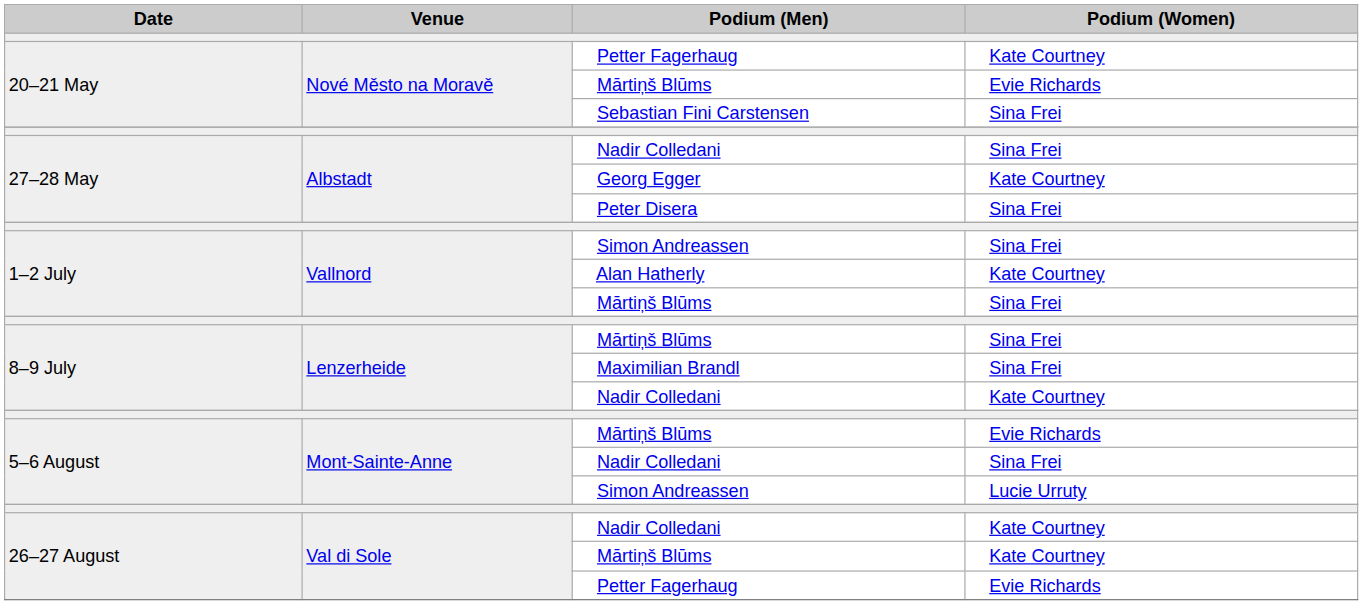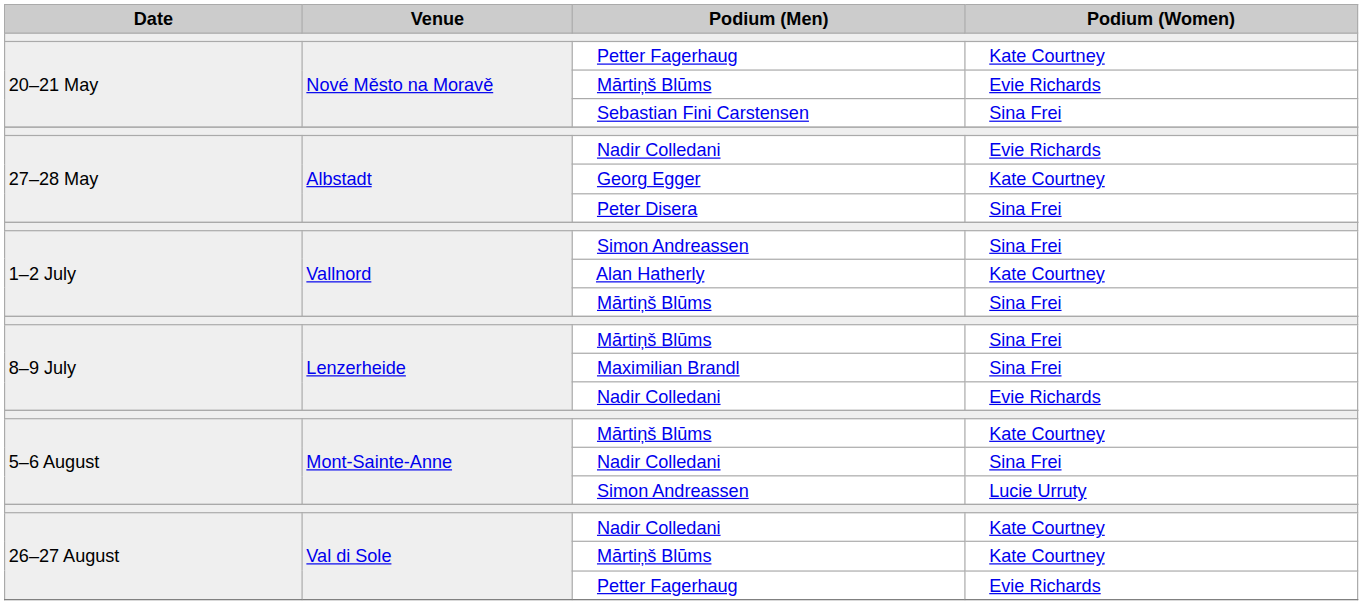(1015, 150) Sina Frei -> (1035, 150) Evie Richards
(1037, 396) Kate Courtney -> (1035, 396) Evie Richards
(1035, 433) Evie Richards -> (1037, 433) Kate Courtney
